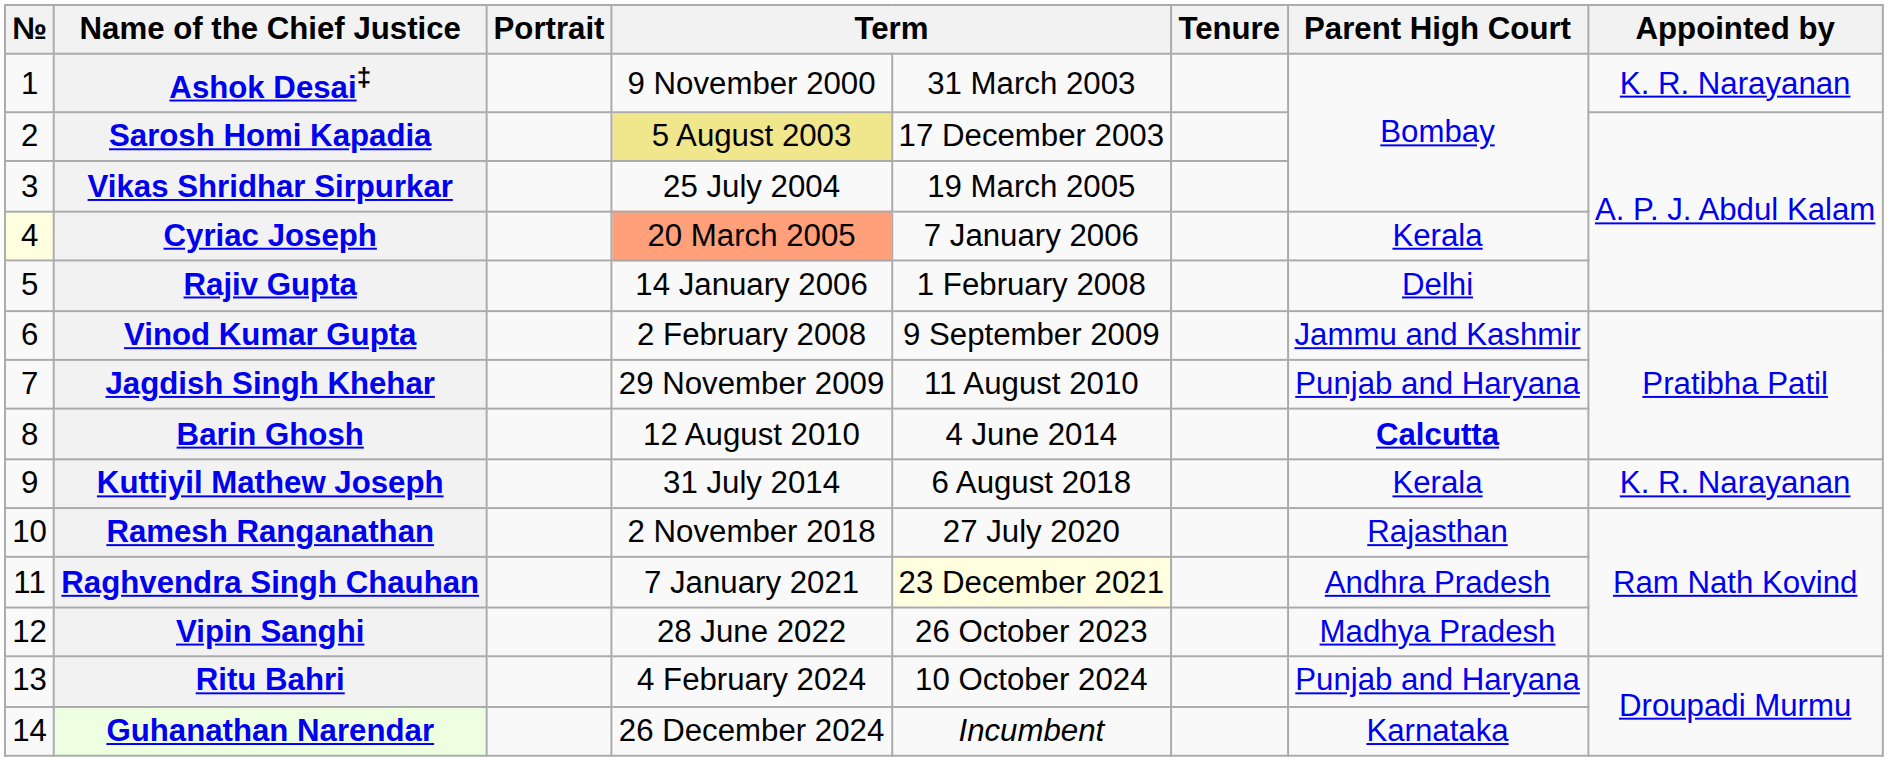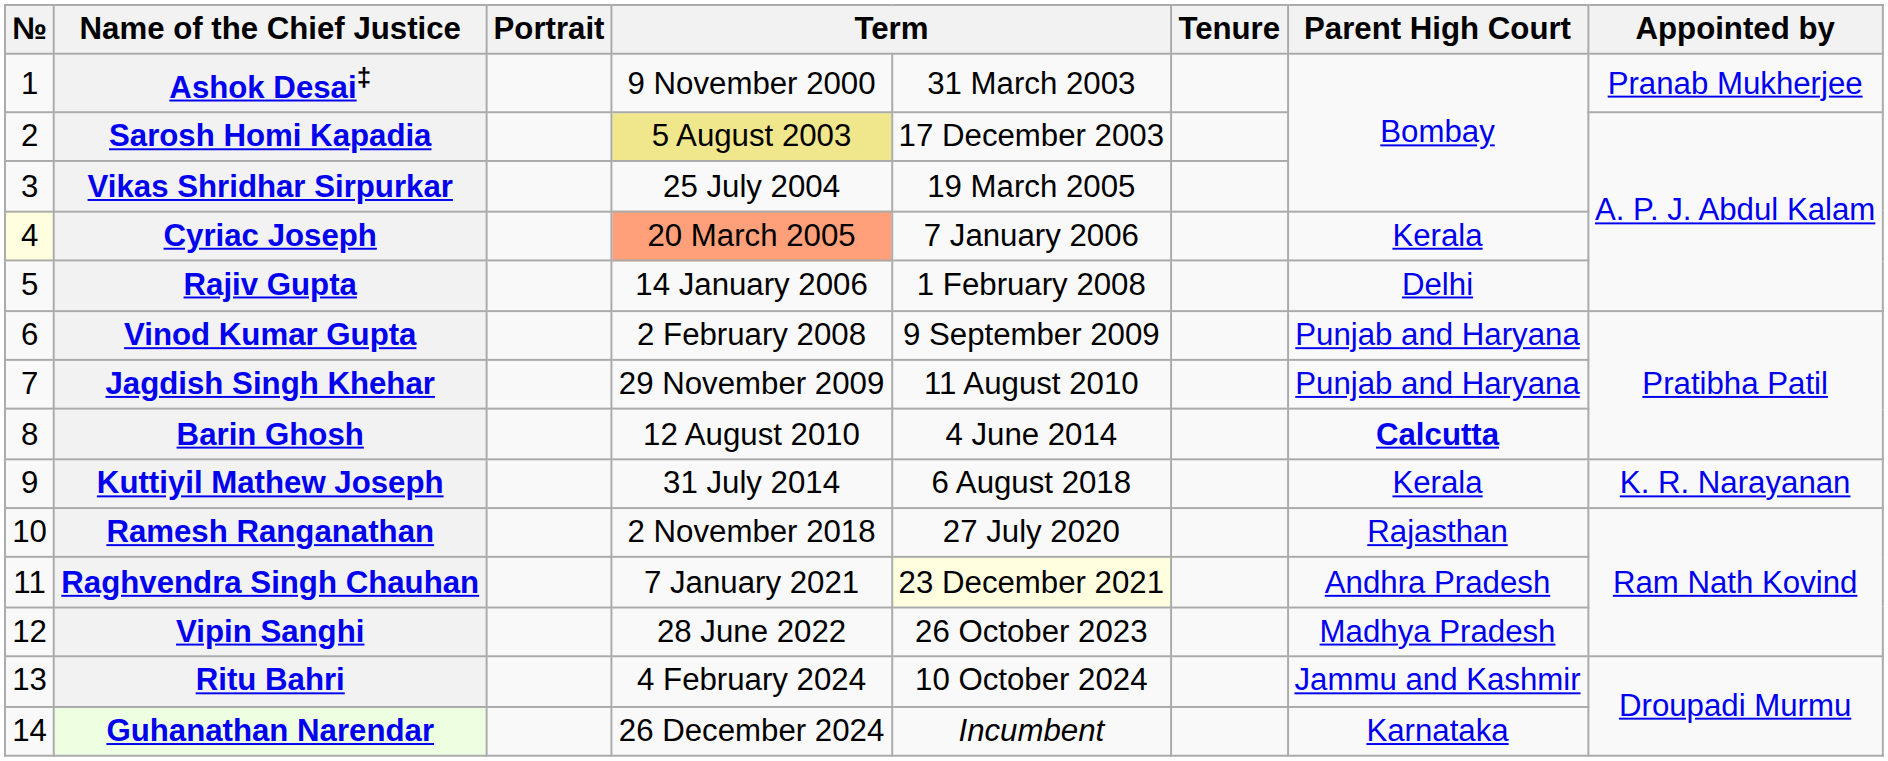(1735, 82) K. R. Narayanan -> (1735, 82) Pranab Mukherjee
(1438, 334) Jammu and Kashmir -> (1438, 334) Punjab and Haryana
(1438, 680) Punjab and Haryana -> (1438, 680) Jammu and Kashmir
